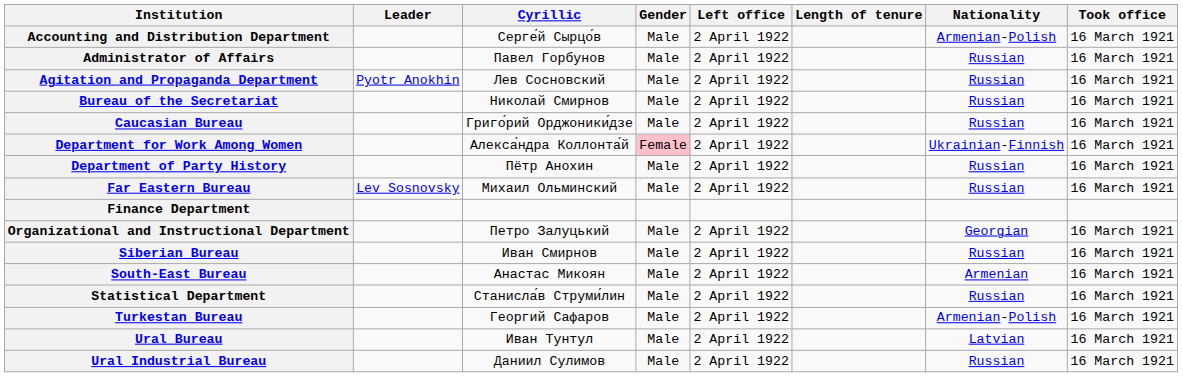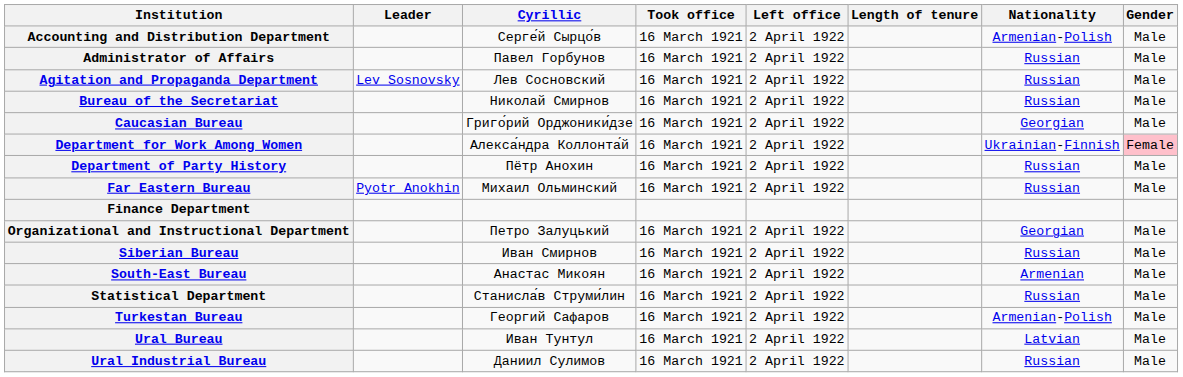columns swapped: (1122, 15) <-> (663, 15)
(408, 80) Pyotr Anokhin -> (408, 80) Lev Sosnovsky
(996, 123) Russian -> (1052, 123) Georgian
(408, 188) Lev Sosnovsky -> (408, 188) Pyotr Anokhin
